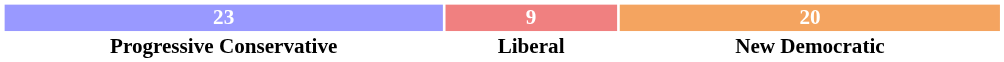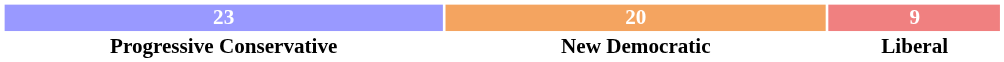columns swapped: (810, 17) <-> (531, 17)
